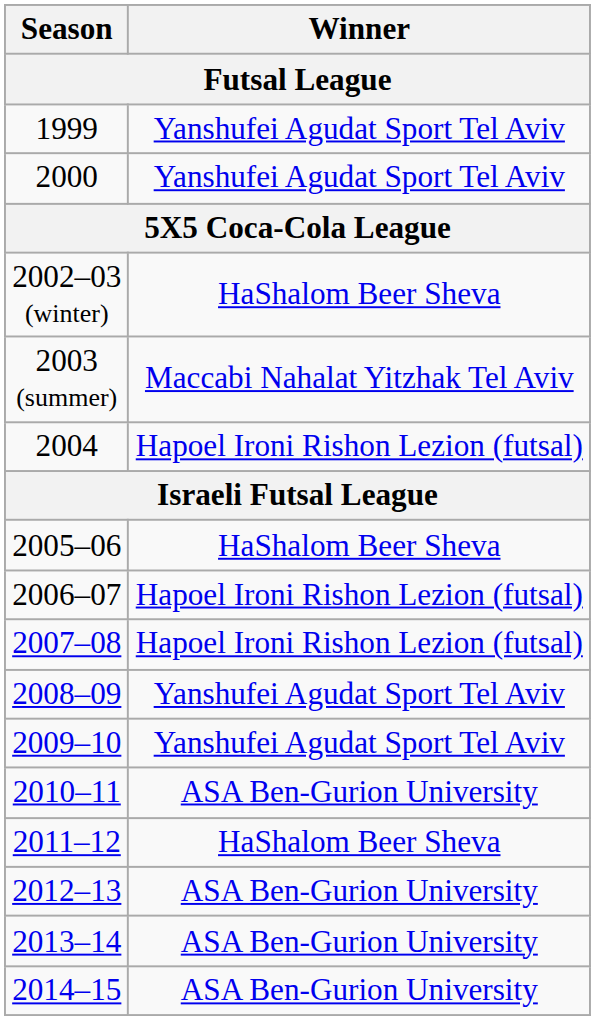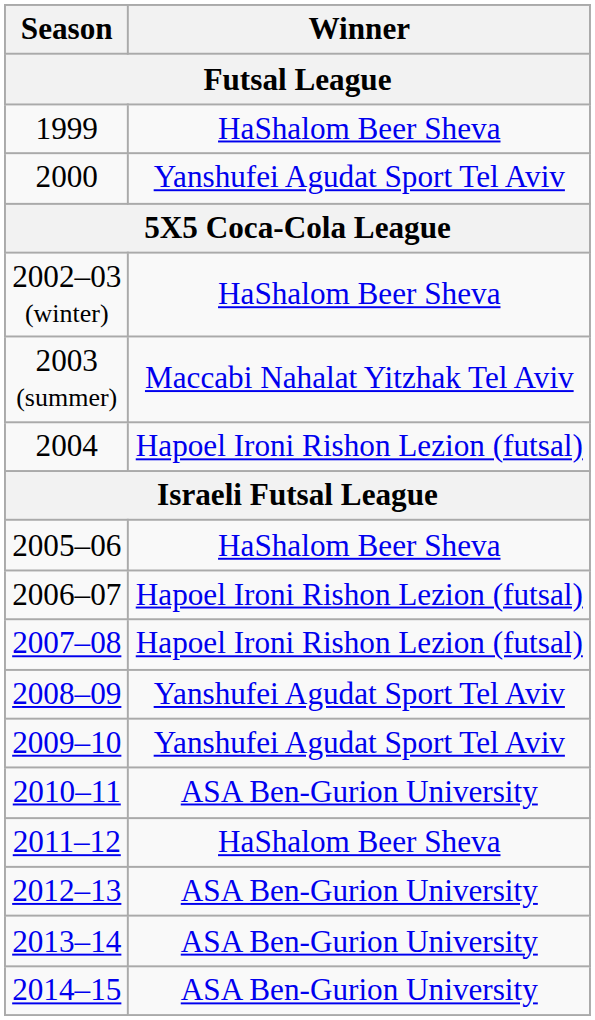(359, 128) Yanshufei Agudat Sport Tel Aviv -> (359, 128) HaShalom Beer Sheva
